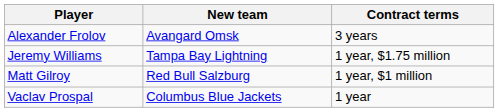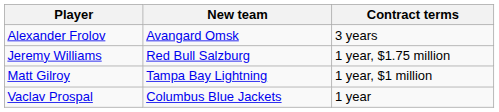(207, 55) Tampa Bay Lightning -> (198, 55) Red Bull Salzburg
(198, 76) Red Bull Salzburg -> (207, 76) Tampa Bay Lightning
